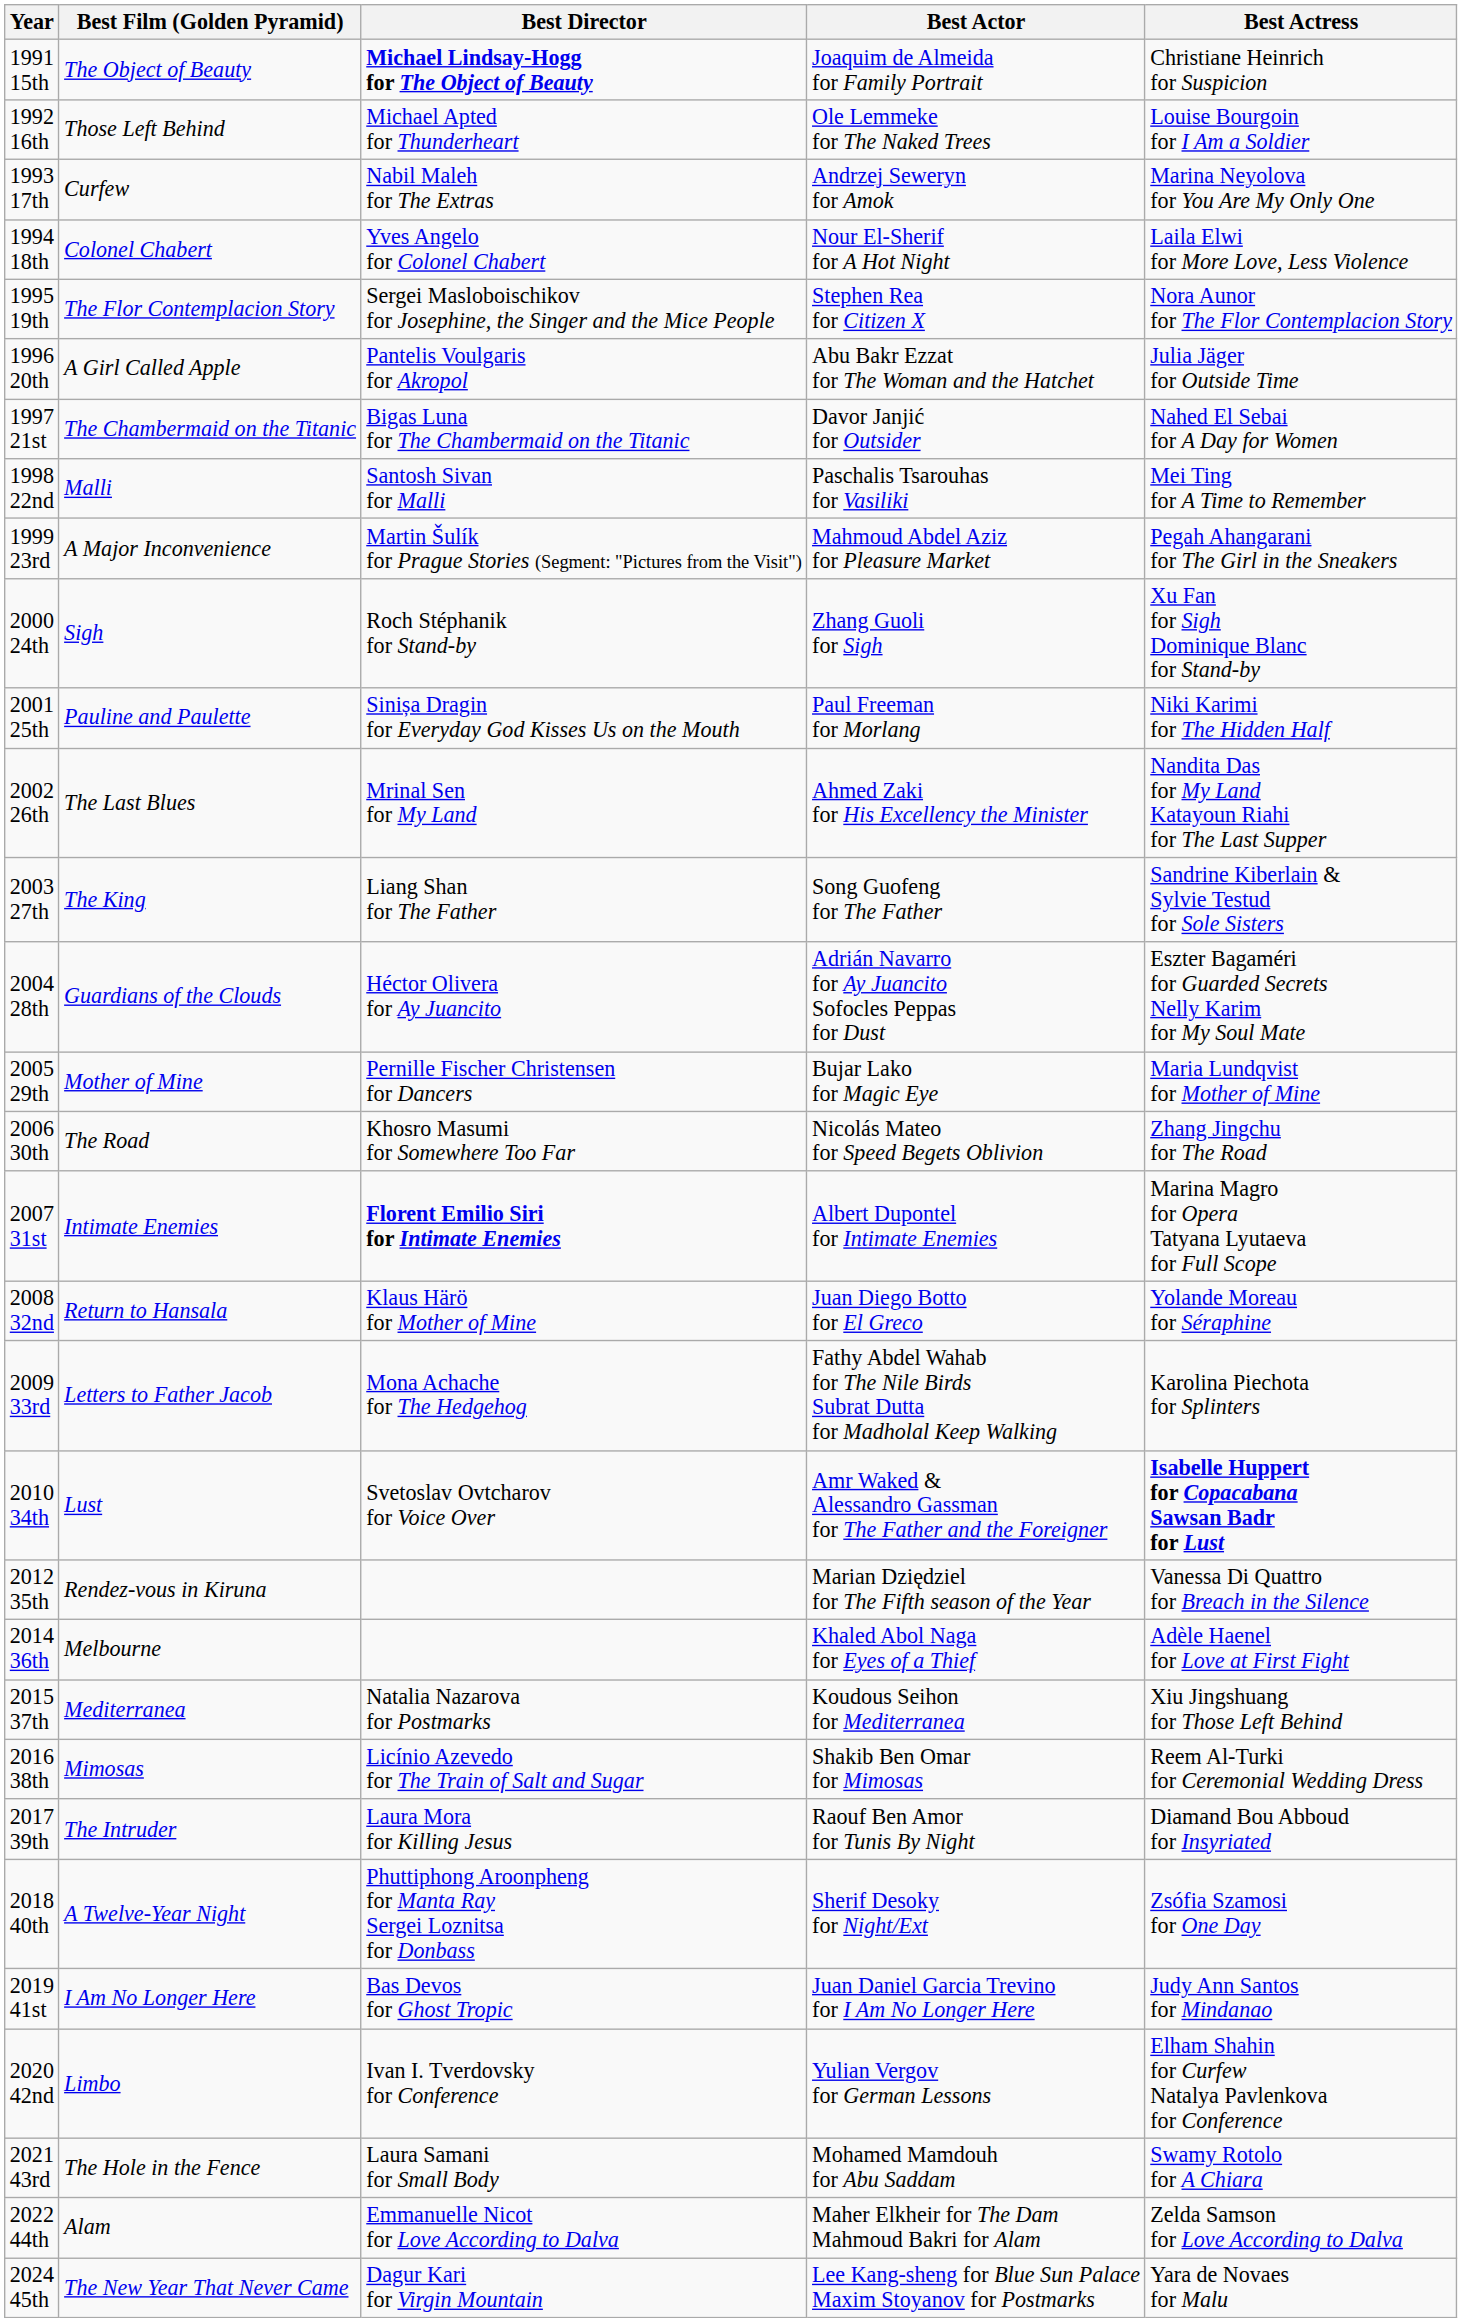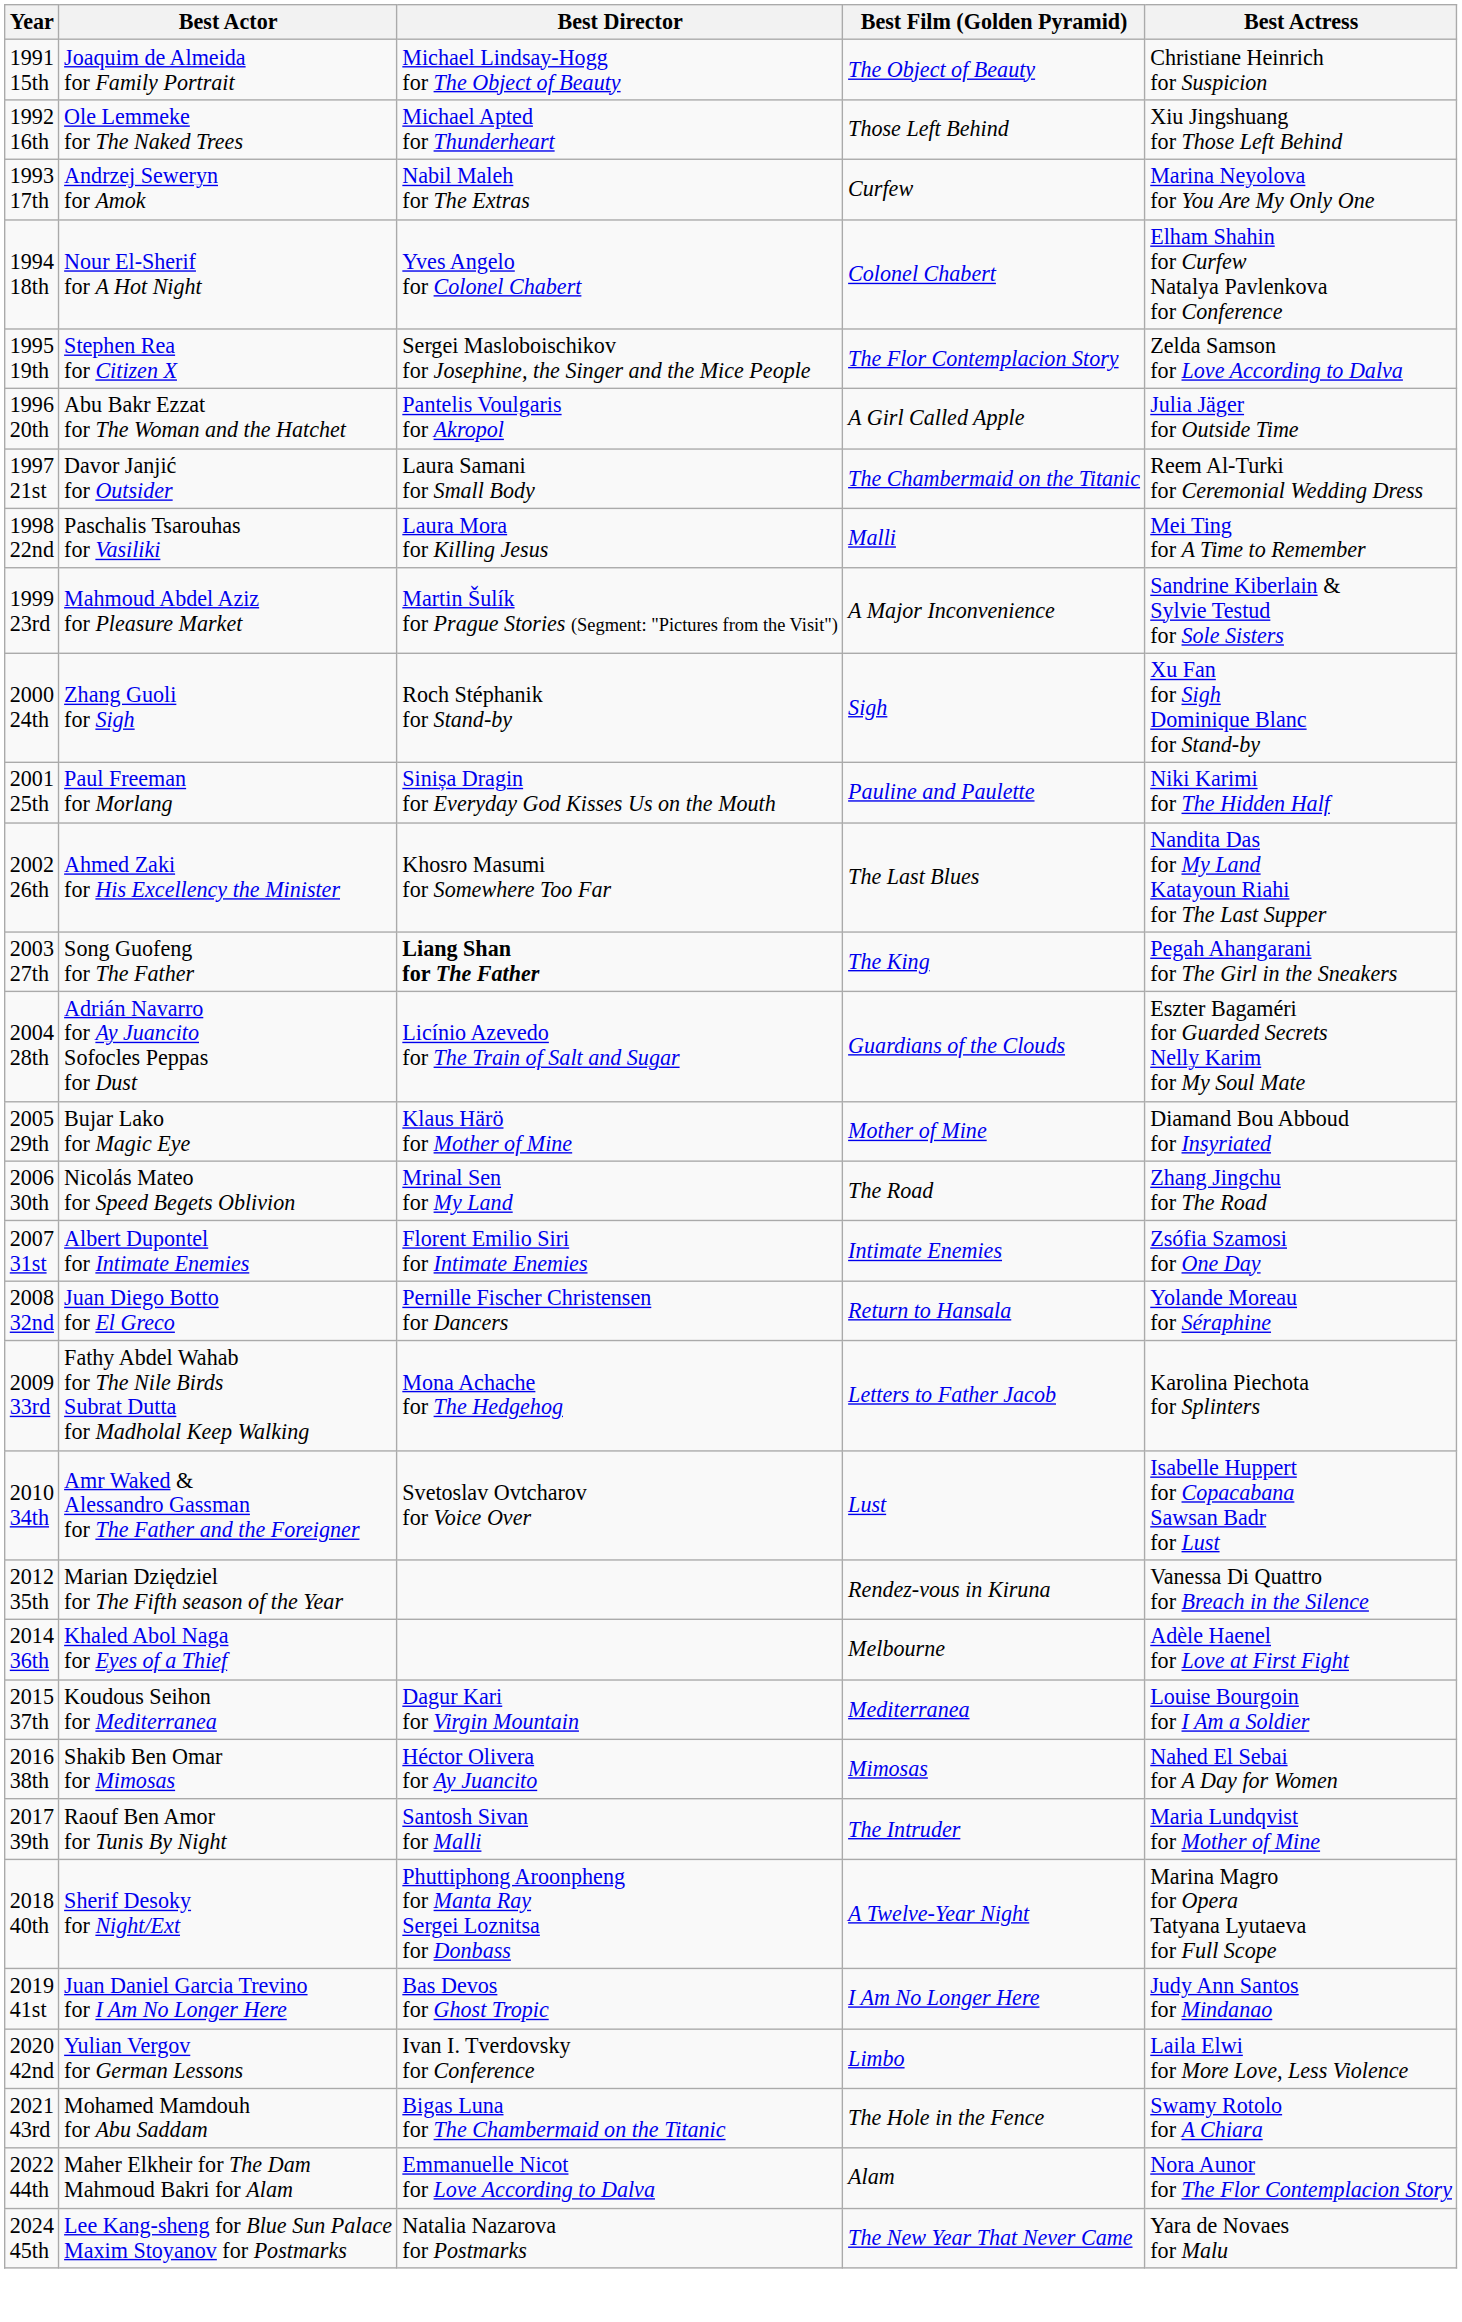columns swapped: (210, 22) <-> (976, 22)
(479, 69) bold -> (511, 69) normal
(1230, 129) Louise Bourgoin for I Am a Soldier -> (1246, 129) Xiu Jingshuang for Those Left Behind
(1279, 249) Laila Elwi for More Love, Less Violence -> (1239, 273) Elham Shahin for Curfew Natalya Pavlenkova for Conference
(1301, 308) Nora Aunor for The Flor Contemplacion Story -> (1277, 358) Zelda Samson for Love According to Dalva
(528, 428) Bigas Luna for The Chambermaid on the Titanic -> (469, 478) Laura Samani for Small Body
(1244, 428) Nahed El Sebai for A Day for Women -> (1287, 478) Reem Al-Turki for Ceremonial Wedding Dress
(429, 488) Santosh Sivan for Malli -> (475, 538) Laura Mora for Killing Jesus
(1274, 548) Pegah Ahangarani for The Girl in the Sneakers -> (1245, 610) Sandrine Kiberlain & Sylvie Testud for Sole Sisters
(421, 802) Mrinal Sen for My Land -> (507, 876) Khosro Masumi for Somewhere Too Far
(431, 899) normal -> (471, 961) bold
(1245, 899) Sandrine Kiberlain & Sylvie Testud for Sole Sisters -> (1274, 961) Pegah Ahangarani for The Girl in the Sneakers
(434, 996) Héctor Olivera for Ay Juancito -> (541, 1046) Licínio Azevedo for The Train of Salt and Sugar
(491, 1081) Pernille Fischer Christensen for Dancers -> (487, 1131) Klaus Härö for Mother of Mine
(1235, 1081) Maria Lundqvist for Mother of Mine -> (1250, 1131) Diamand Bou Abboud for Insyriated
(471, 1141) Khosro Masumi for Somewhere Too Far -> (458, 1190) Mrinal Sen for My Land
(464, 1225) bold -> (495, 1250) normal
(1228, 1225) Marina Magro for Opera Tatyana Lyutaeva for Full Scope -> (1219, 1250) Zsófia Szamosi for One Day
(451, 1310) Klaus Härö for Mother of Mine -> (527, 1310) Pernille Fischer Christensen for Dancers
(1230, 1504) bold -> (1224, 1504) normal
(443, 1709) Natalia Nazarova for Postmarks -> (491, 1709) Dagur Kari for Virgin Mountain
(1246, 1709) Xiu Jingshuang for Those Left Behind -> (1230, 1709) Louise Bourgoin for I Am a Soldier
(505, 1769) Licínio Azevedo for The Train of Salt and Sugar -> (470, 1769) Héctor Olivera for Ay Juancito
(1287, 1769) Reem Al-Turki for Ceremonial Wedding Dress -> (1244, 1769) Nahed El Sebai for A Day for Women
(439, 1828) Laura Mora for Killing Jesus -> (465, 1828) Santosh Sivan for Malli
(1250, 1828) Diamand Bou Abboud for Insyriated -> (1235, 1828) Maria Lundqvist for Mother of Mine
(1219, 1913) Zsófia Szamosi for One Day -> (1228, 1913) Marina Magro for Opera Tatyana Lyutaeva for Full Scope
(1239, 2083) Elham Shahin for Curfew Natalya Pavlenkova for Conference -> (1279, 2058) Laila Elwi for More Love, Less Violence
(432, 2167) Laura Samani for Small Body -> (564, 2118) Bigas Luna for The Chambermaid on the Titanic
(1277, 2227) Zelda Samson for Love According to Dalva -> (1301, 2177) Nora Aunor for The Flor Contemplacion Story
(455, 2287) Dagur Kari for Virgin Mountain -> (479, 2237) Natalia Nazarova for Postmarks
